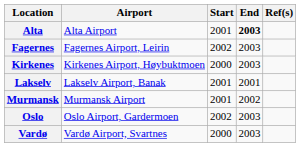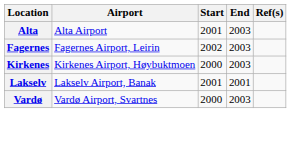(249, 30) bold -> (240, 30) normal
- row: (33, 99)
- row: (33, 116)
